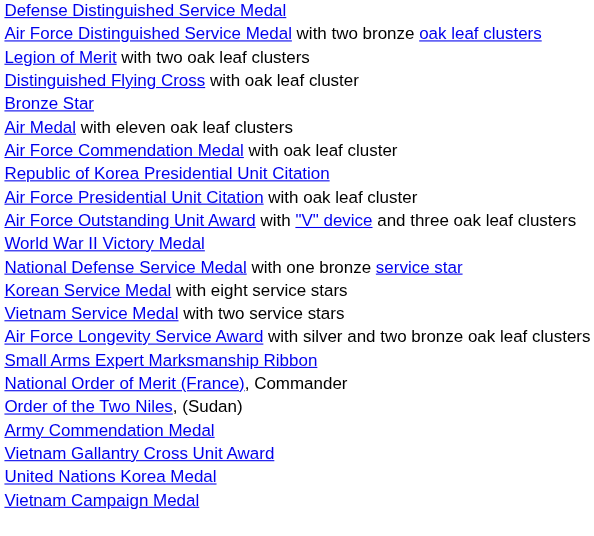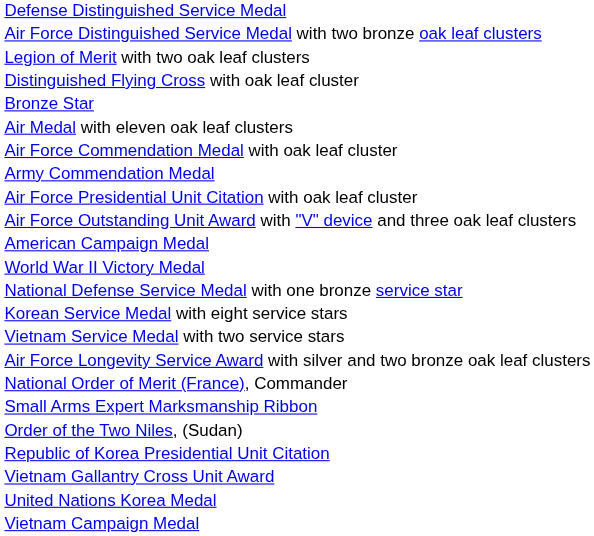rows swapped: (110, 430) <-> (167, 173)
+ row: (107, 243)
rows swapped: (161, 360) <-> (176, 383)
